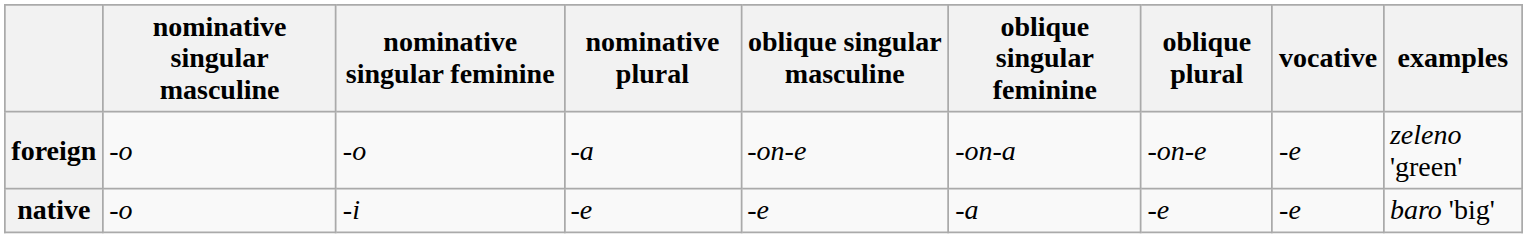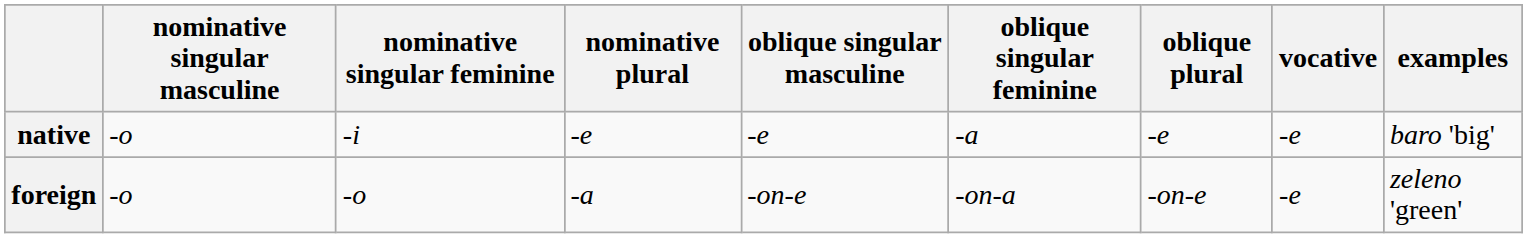rows swapped: (54, 210) <-> (54, 149)
